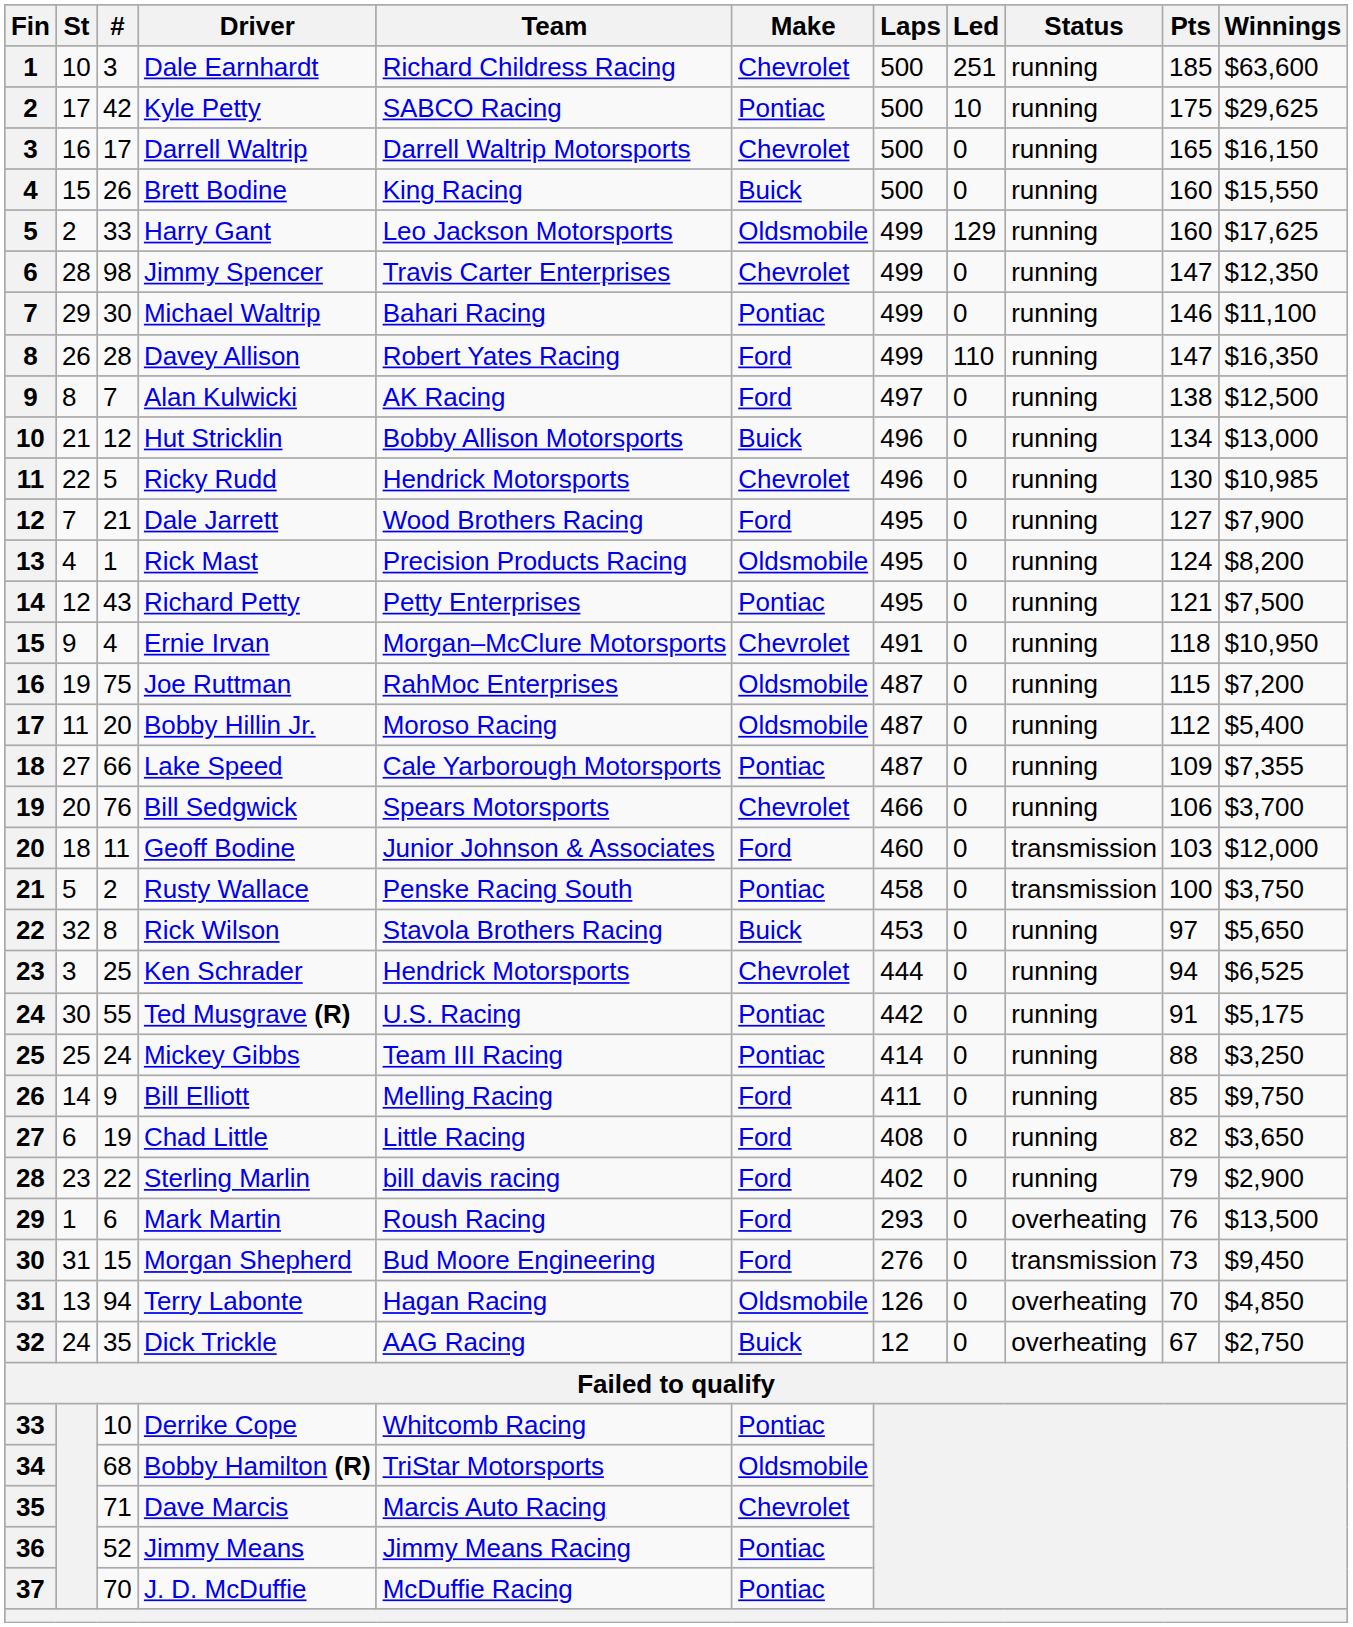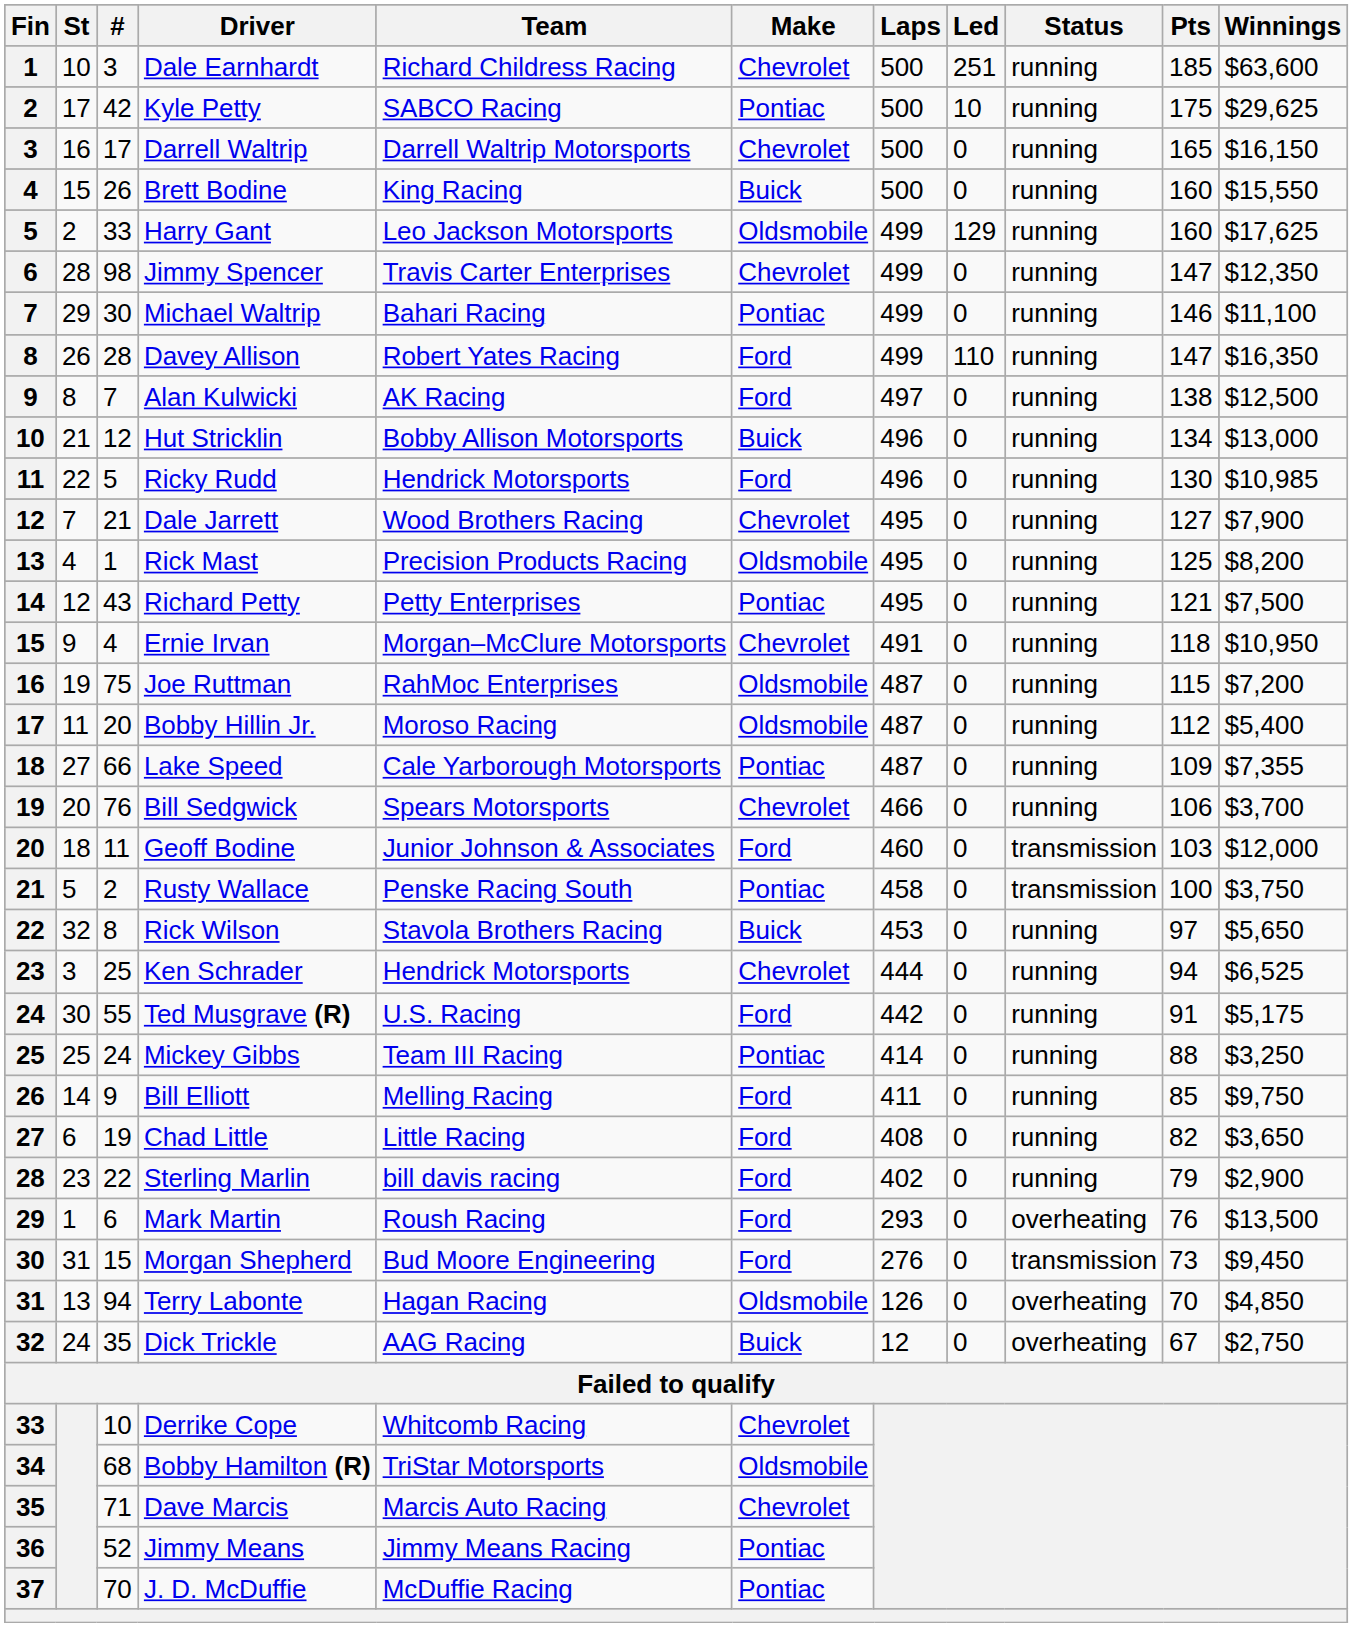(794, 478) Chevrolet -> (765, 478) Ford
(765, 519) Ford -> (794, 519) Chevrolet
(1191, 561) 124 -> (1191, 561) 125
(782, 1013) Pontiac -> (765, 1013) Ford
(782, 1425) Pontiac -> (794, 1425) Chevrolet
